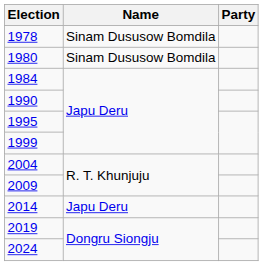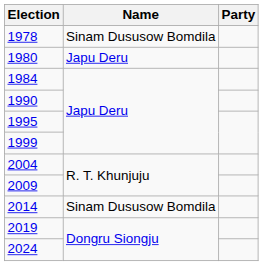(141, 57) Sinam Dususow Bomdila -> (97, 57) Japu Deru
(97, 206) Japu Deru -> (141, 206) Sinam Dususow Bomdila
